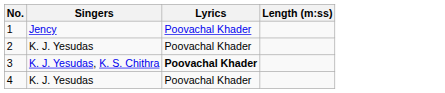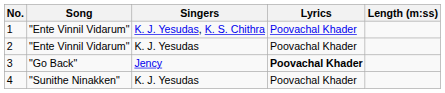+ column: (79, 13)
(43, 30) Jency -> (200, 30) K. J. Yesudas, K. S. Chithra
(94, 63) K. J. Yesudas, K. S. Chithra -> (148, 63) Jency
